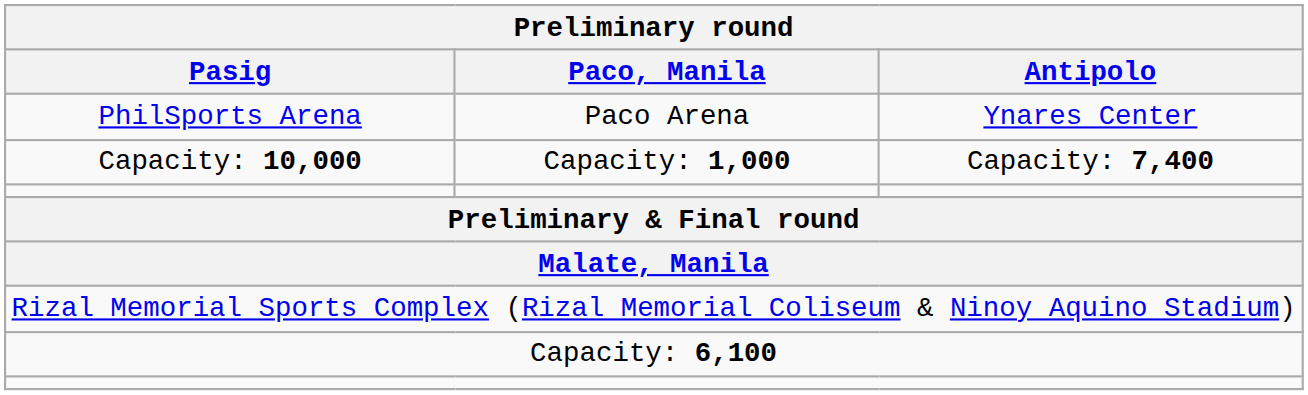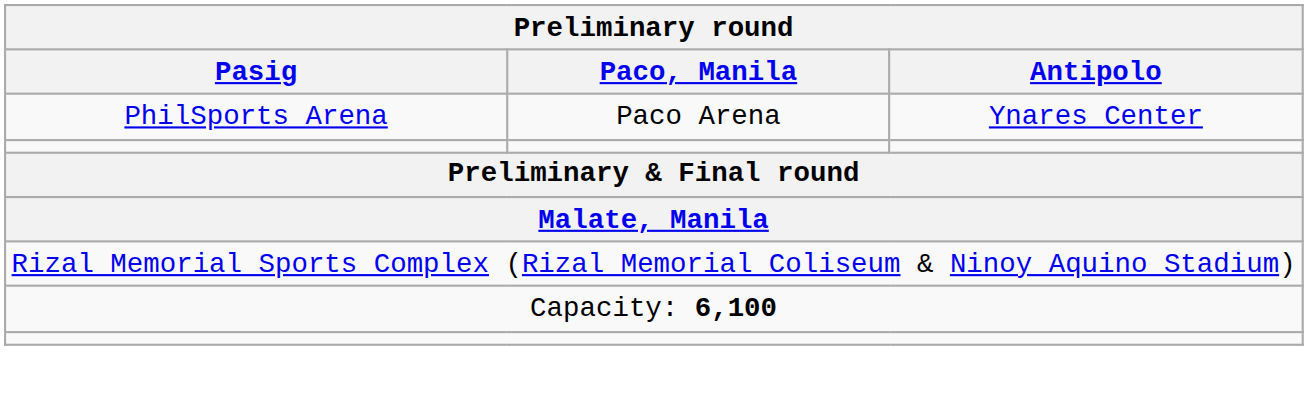- row: (230, 162)
